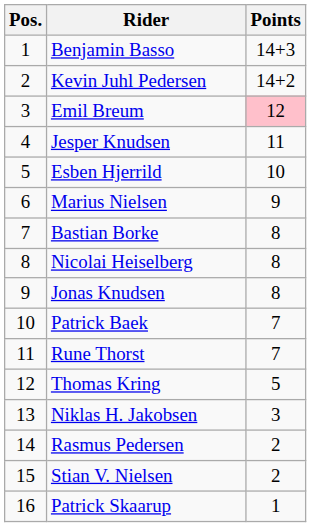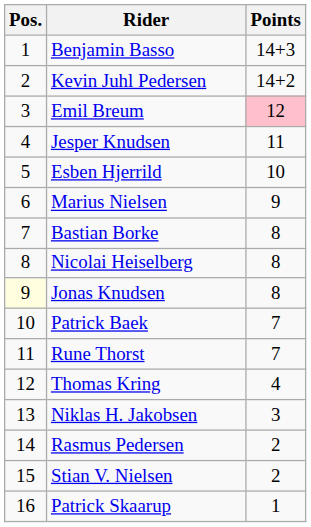(26, 293) no background -> (26, 293) lightyellow background
(276, 384) 5 -> (276, 384) 4
